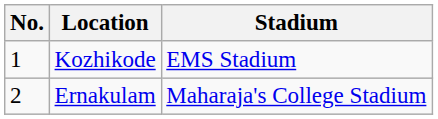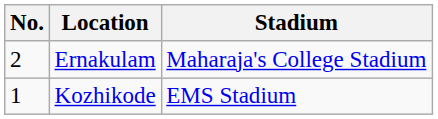rows swapped: (105, 59) <-> (105, 95)
